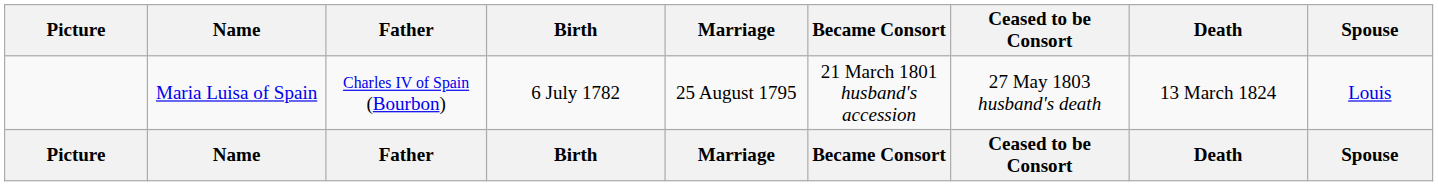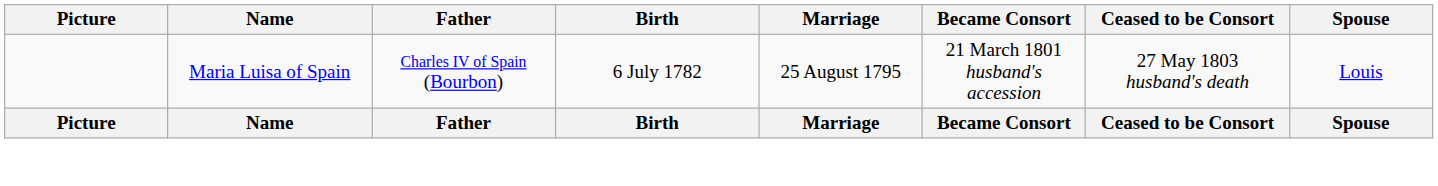- column: (1218, 30)
